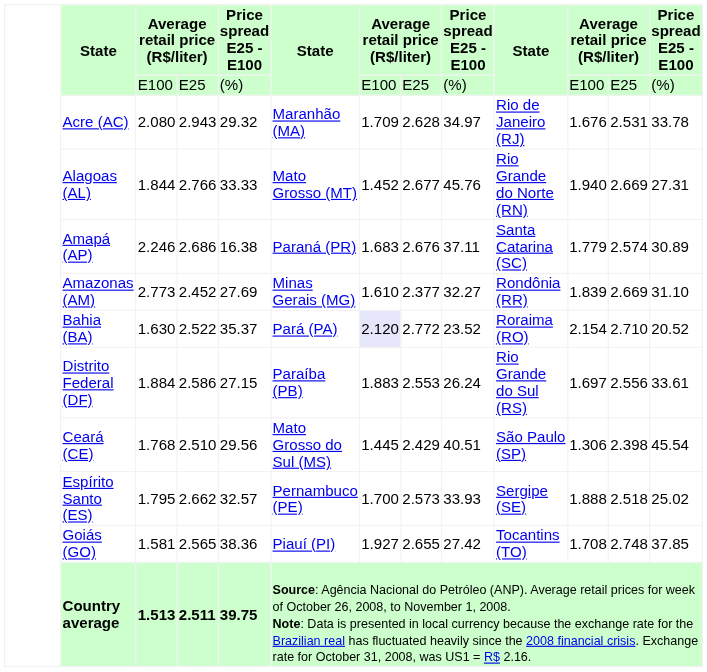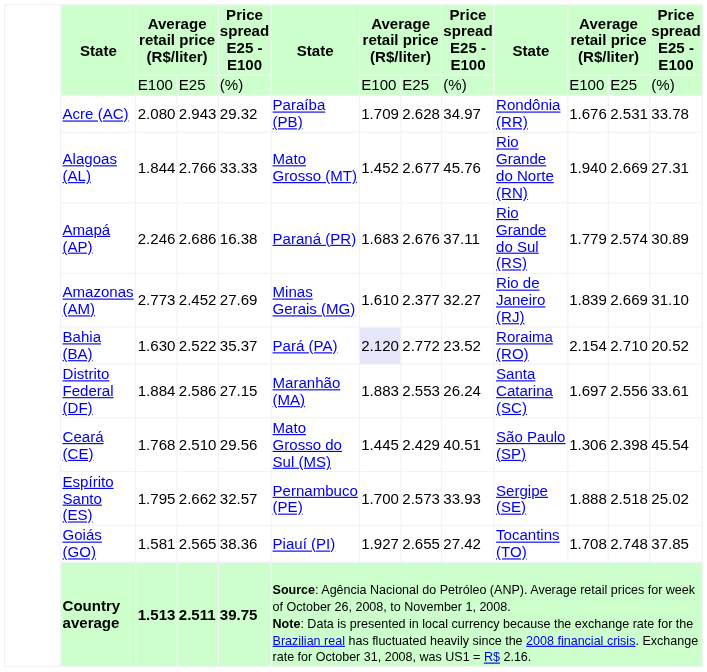(306, 122) Maranhão (MA) -> (299, 114) Paraíba (PB)
(521, 122) Rio de Janeiro (RJ) -> (528, 114) Rondônia (RR)
(524, 246) Santa Catarina (SC) -> (521, 238) Rio Grande do Sul (RS)
(528, 292) Rondônia (RR) -> (521, 300) Rio de Janeiro (RJ)
(299, 383) Paraíba (PB) -> (306, 391) Maranhão (MA)
(521, 383) Rio Grande do Sul (RS) -> (524, 391) Santa Catarina (SC)
